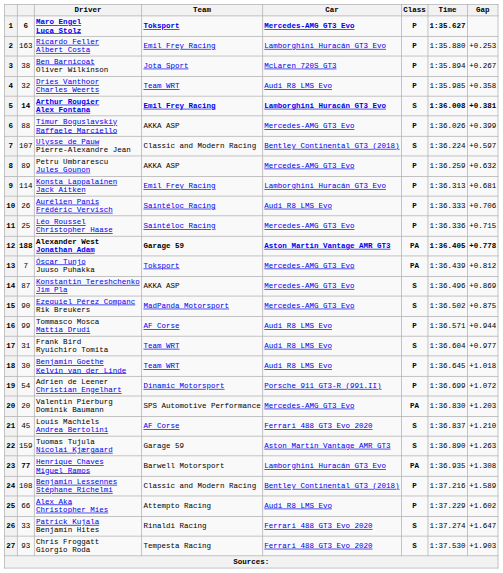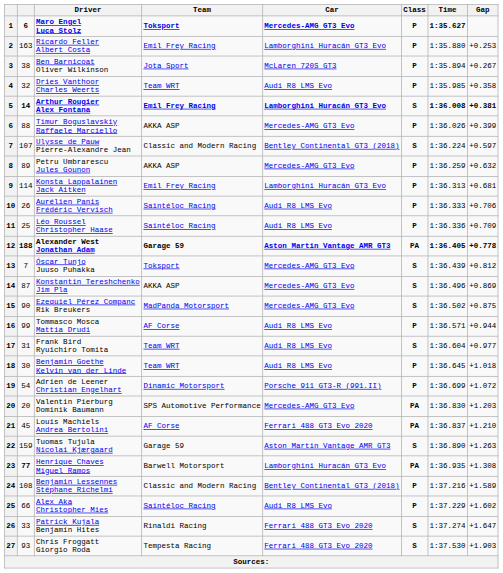(309, 226) Mercedes-AMG GT3 Evo -> (298, 226) Audi R8 LMS Evo
(483, 226) +0.715 -> (483, 226) +0.709
(415, 266) PA -> (415, 266) S
(415, 426) S -> (415, 426) PA
(177, 506) Attempto Racing -> (180, 506) Saintéloc Racing
